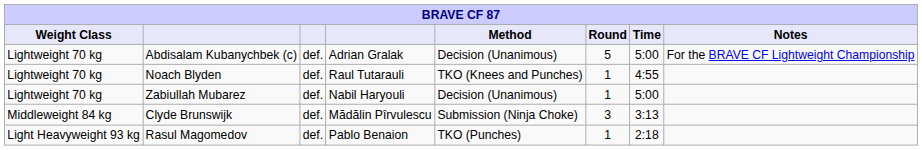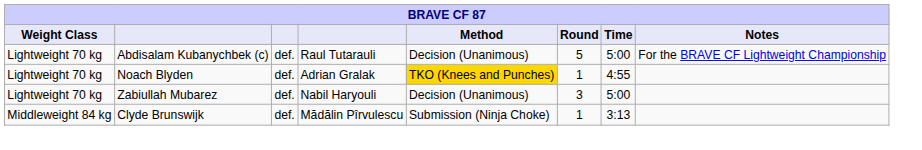(366, 54) Adrian Gralak -> (338, 54) Raul Tutarauli
(366, 74) Raul Tutarauli -> (338, 74) Adrian Gralak
(510, 74) no background -> (482, 74) gold background
(608, 94) 1 -> (579, 94) 3
(608, 114) 3 -> (579, 114) 1
- row: (196, 135)
